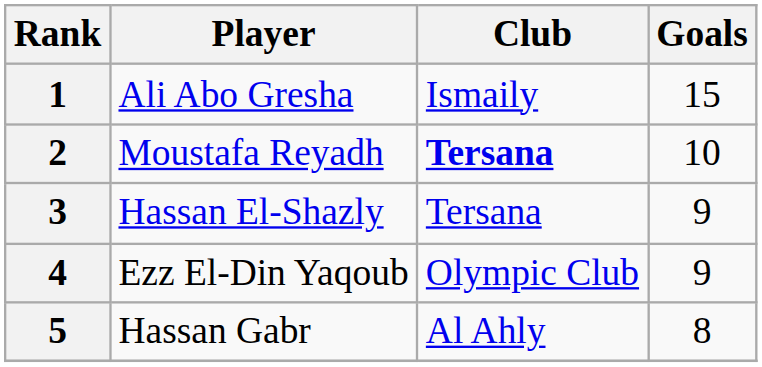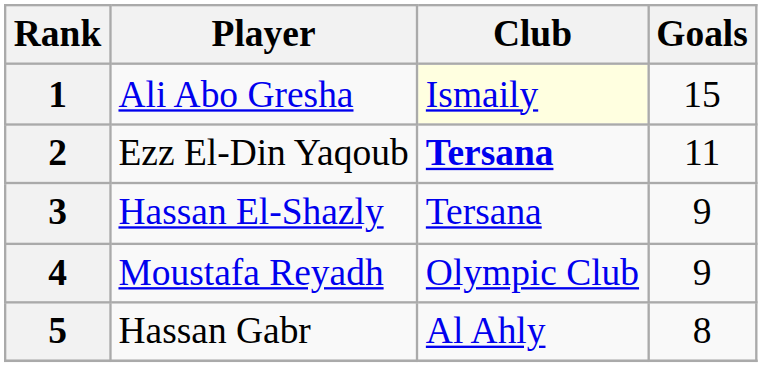(482, 93) no background -> (482, 93) lightyellow background
(251, 152) Moustafa Reyadh -> (264, 152) Ezz El-Din Yaqoub
(702, 152) 10 -> (702, 152) 11
(264, 271) Ezz El-Din Yaqoub -> (251, 271) Moustafa Reyadh
